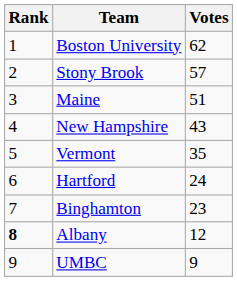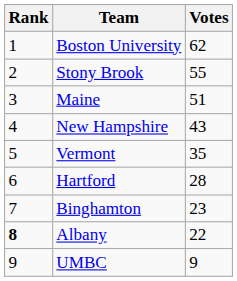(198, 72) 57 -> (198, 72) 55
(198, 180) 24 -> (198, 180) 28
(198, 235) 12 -> (198, 235) 22
